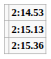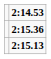rows swapped: (28, 29) <-> (28, 45)
